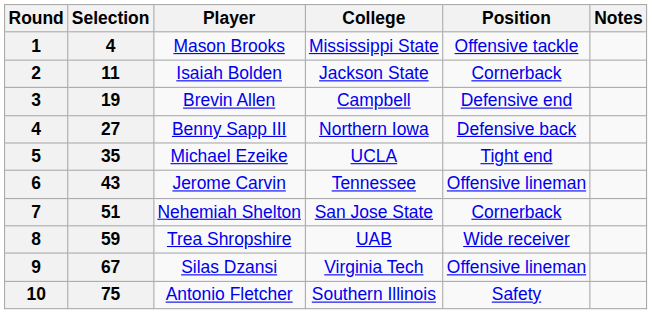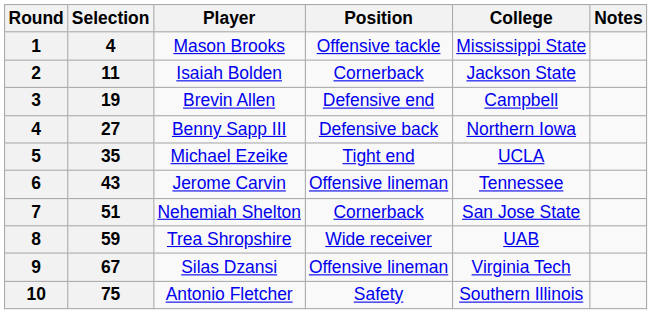columns swapped: (516, 18) <-> (374, 18)
